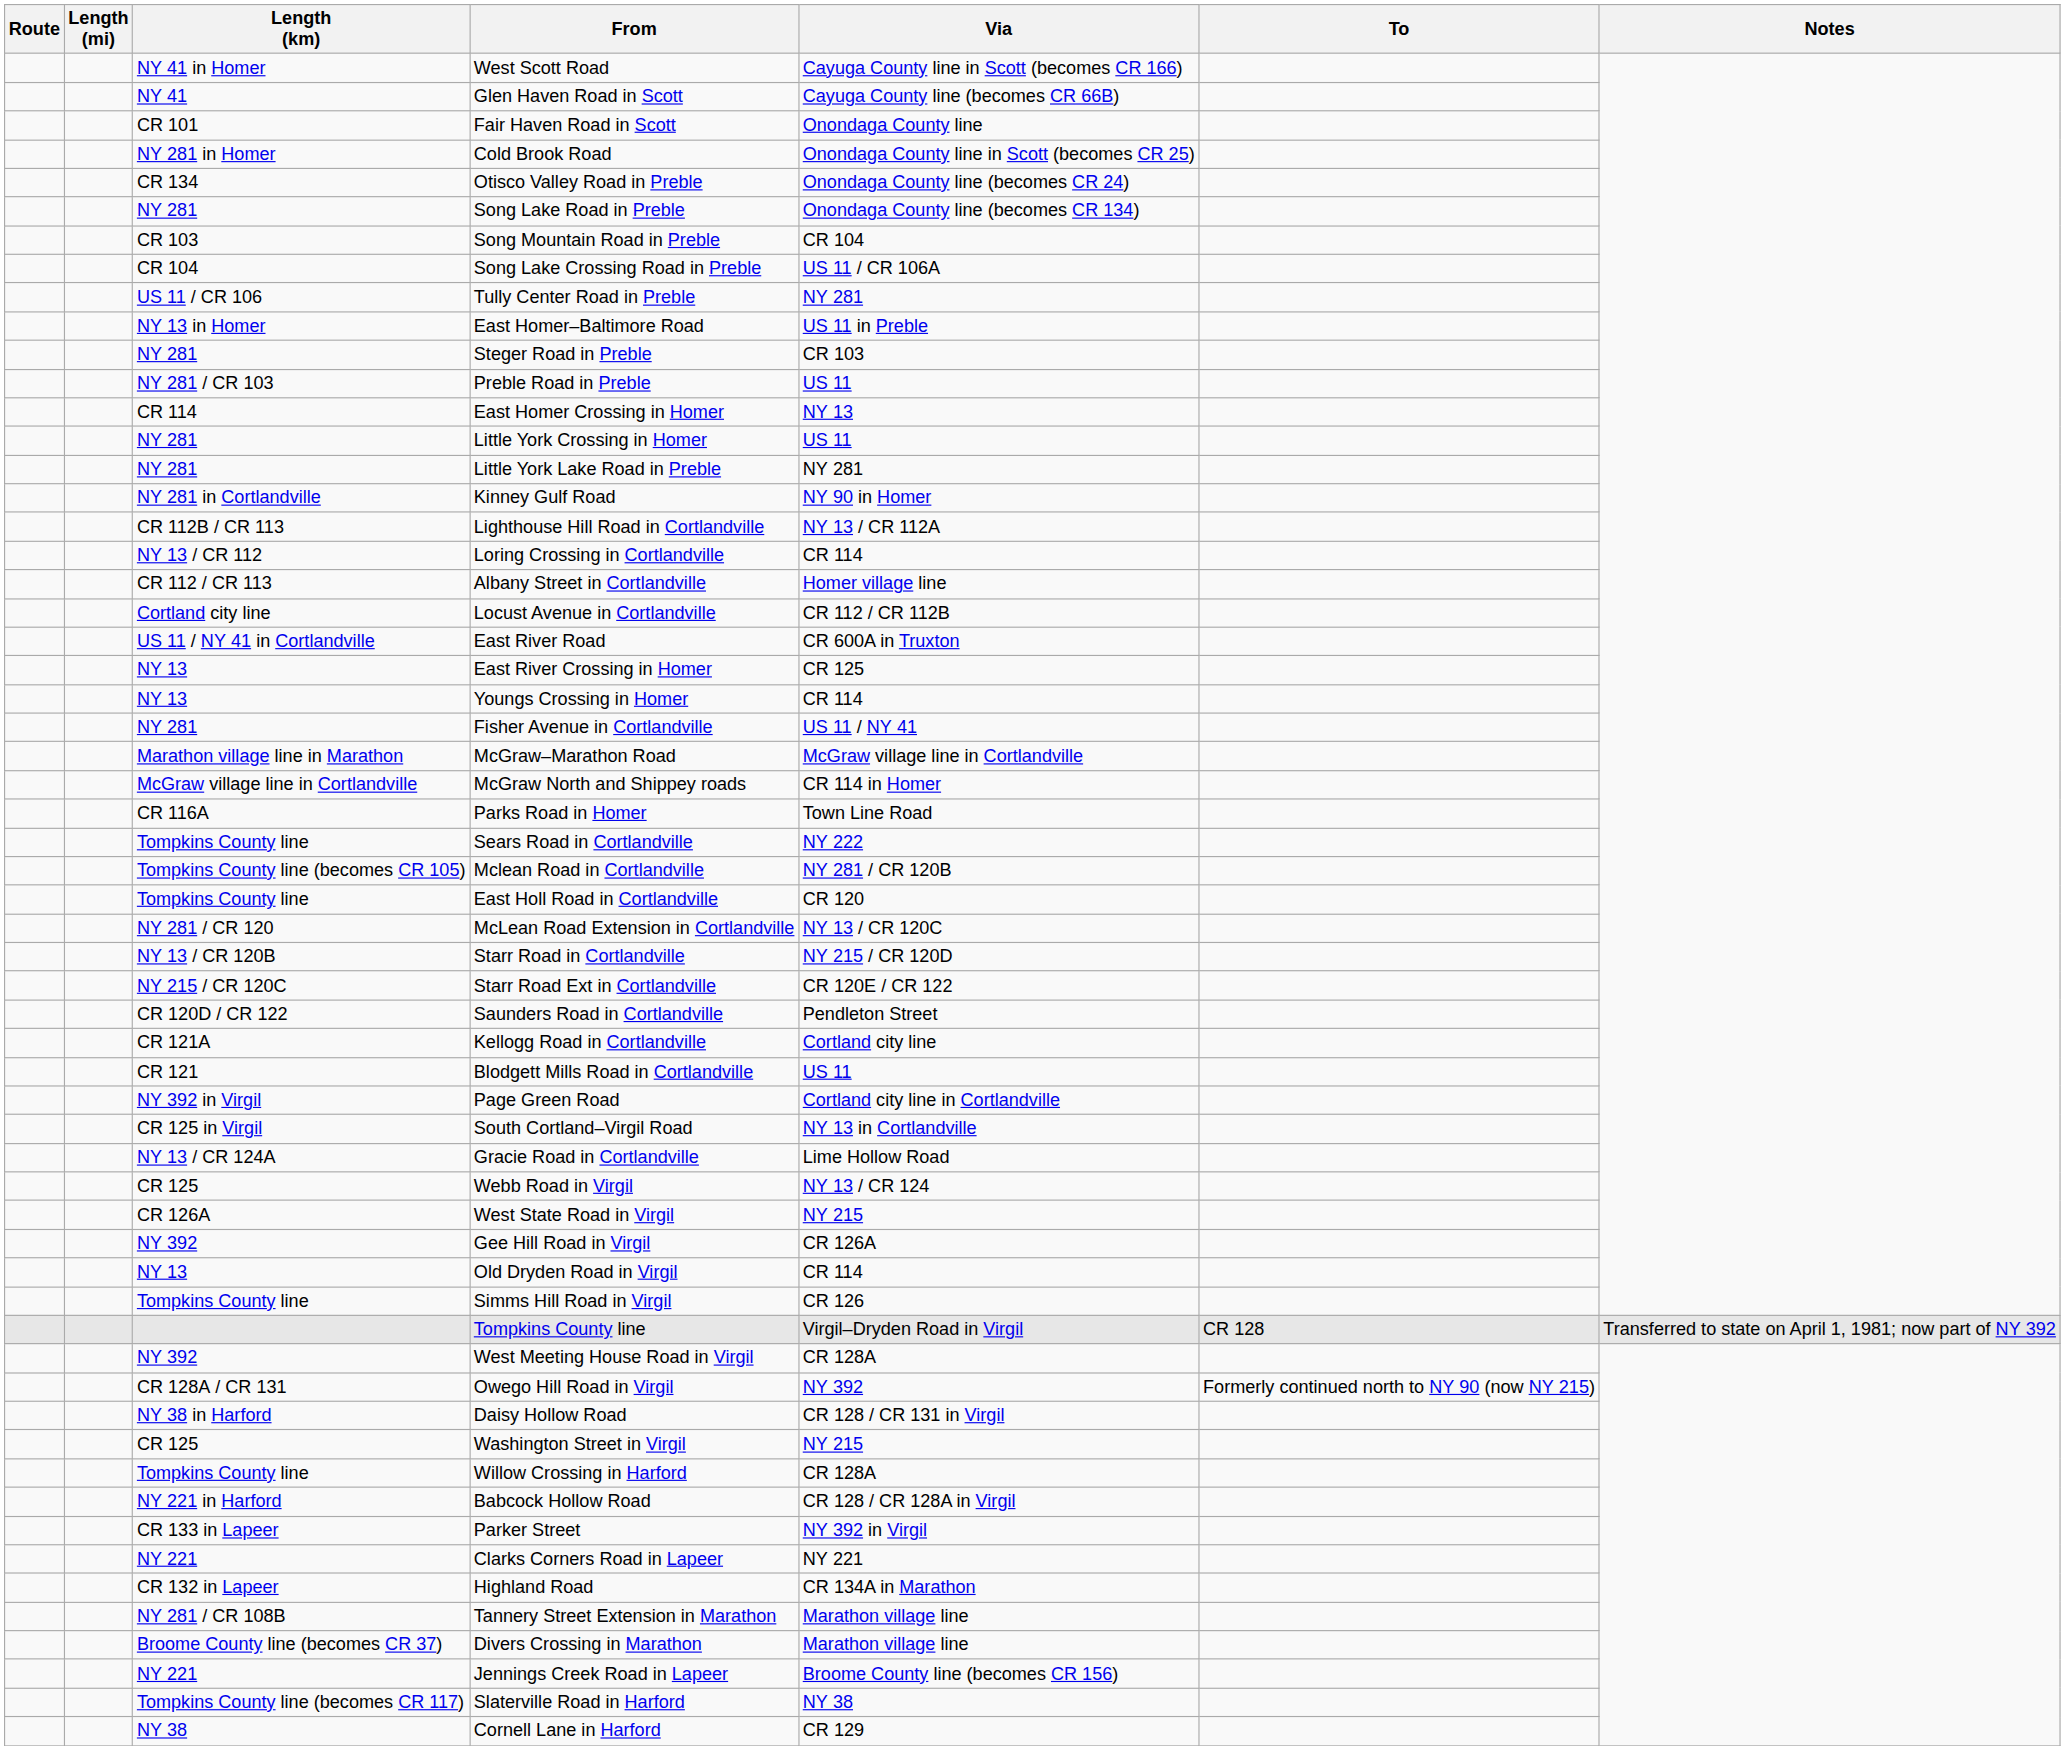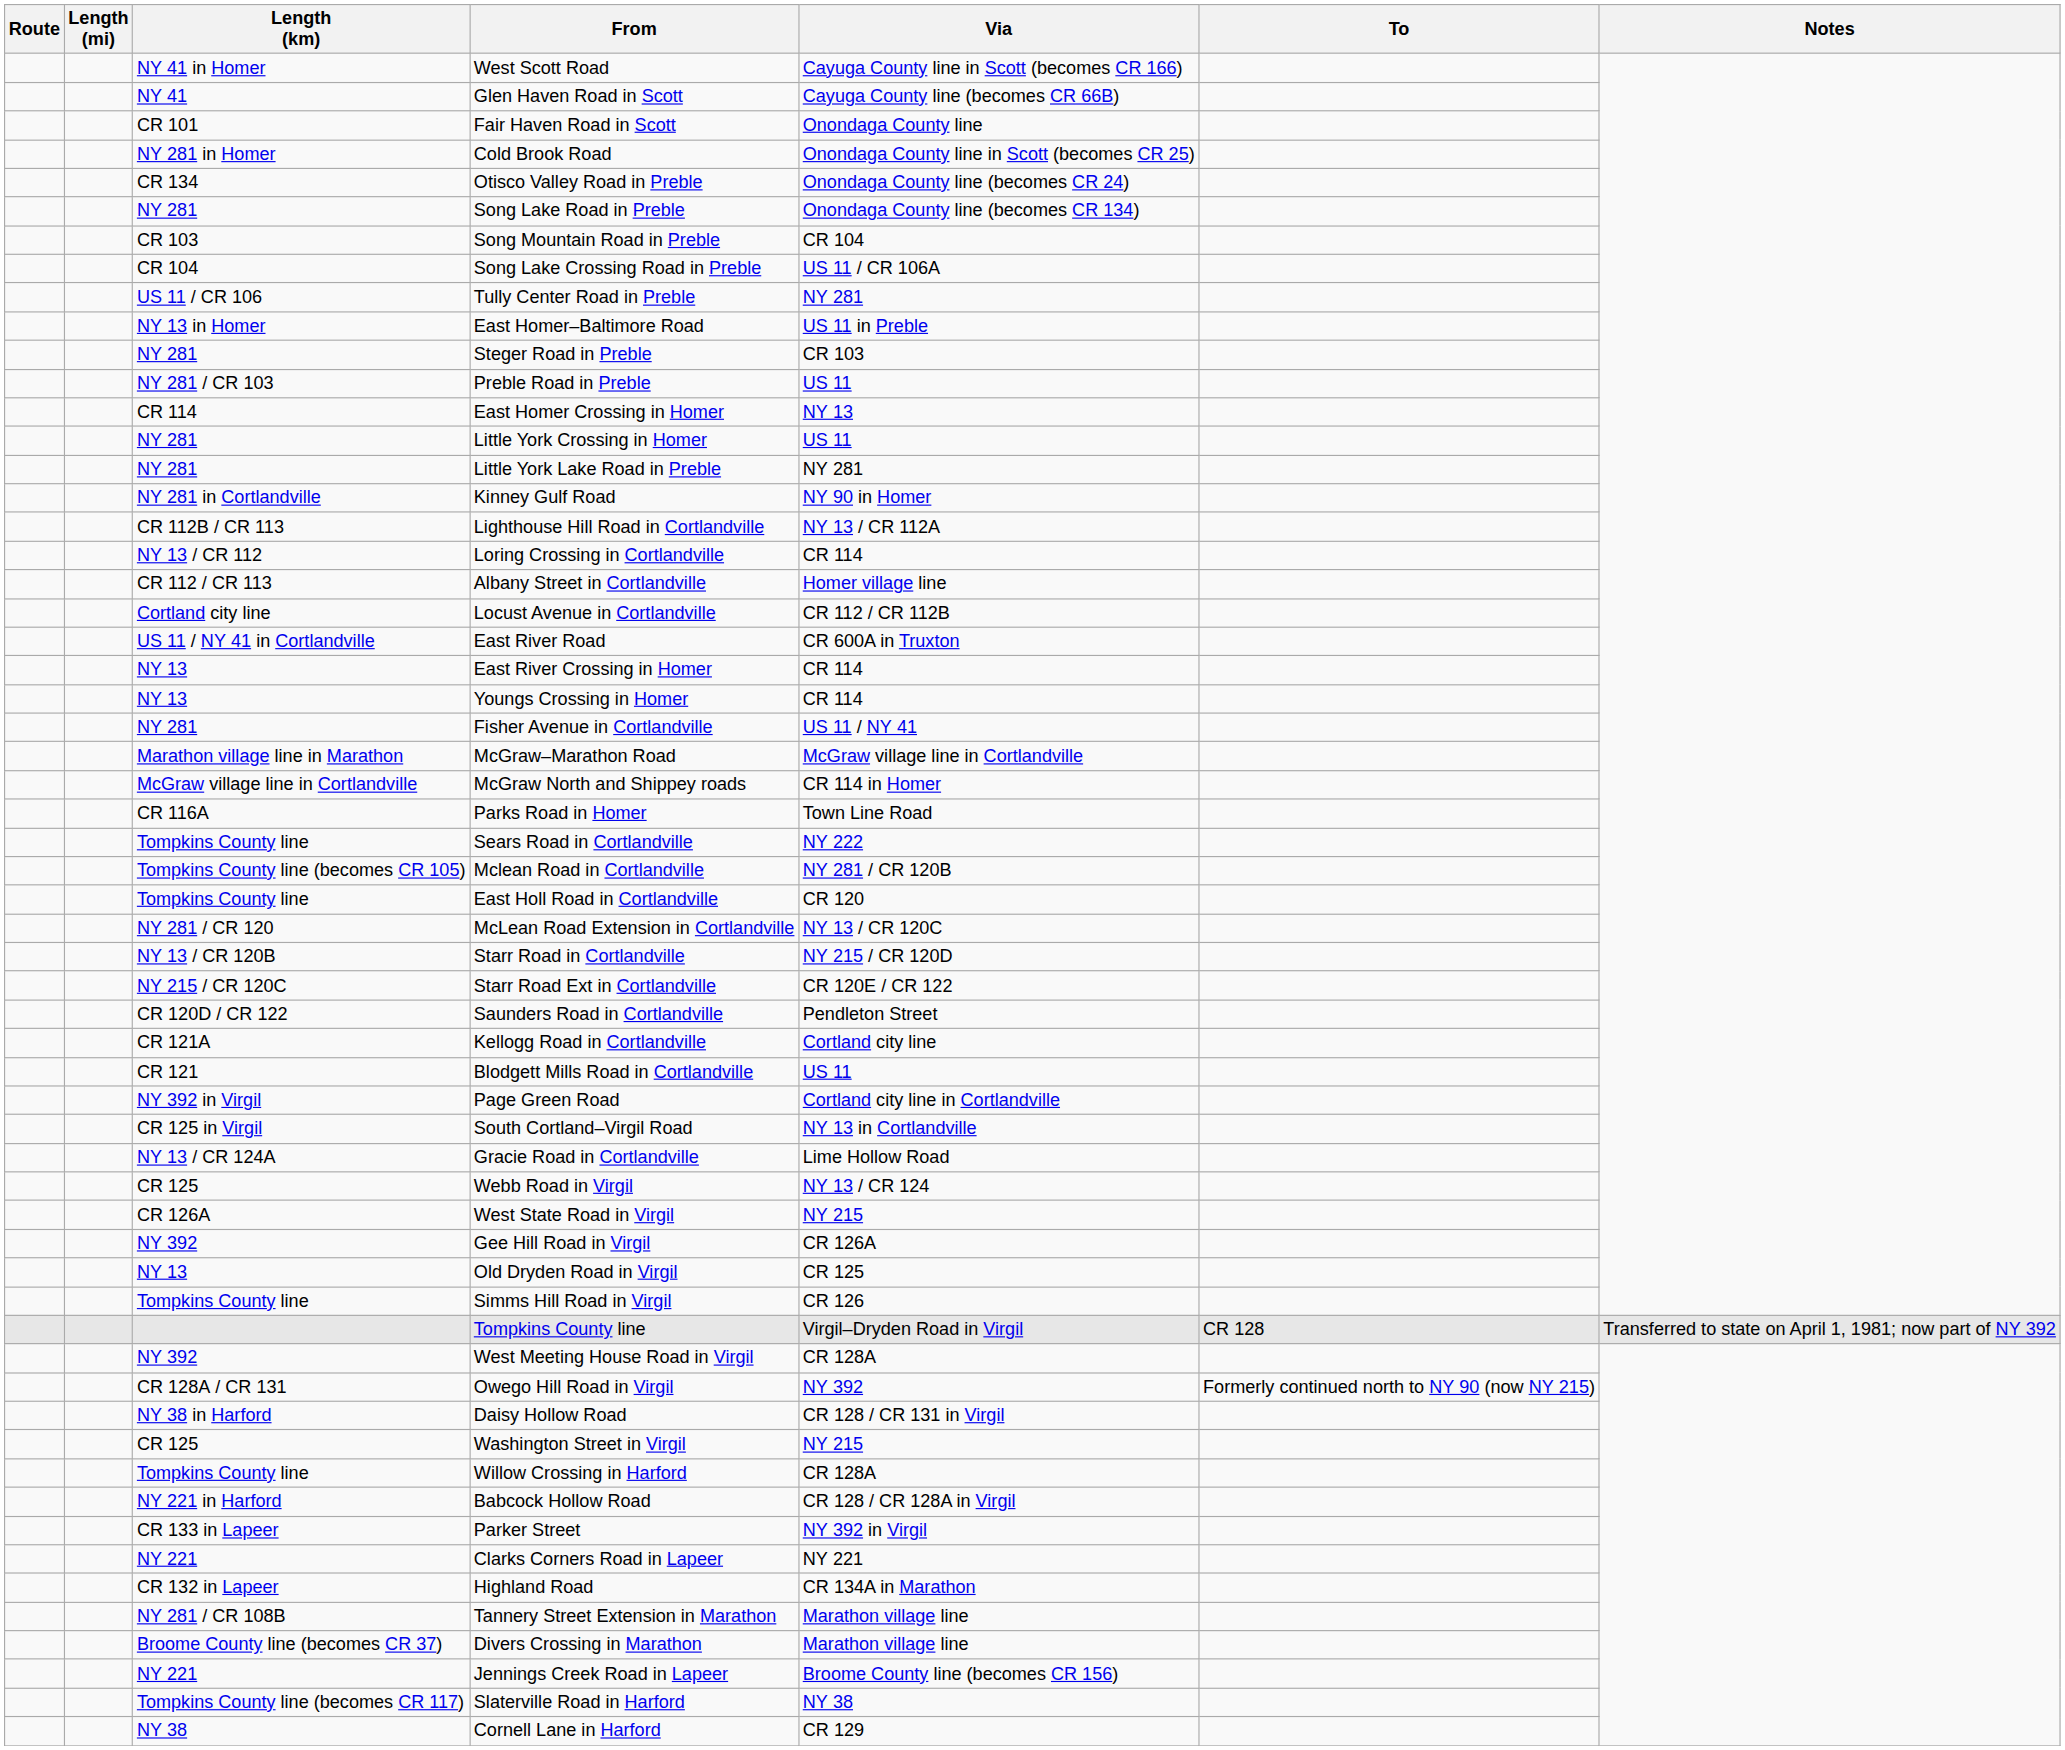(833, 669) CR 125 -> (833, 669) CR 114
(833, 1272) CR 114 -> (833, 1272) CR 125
